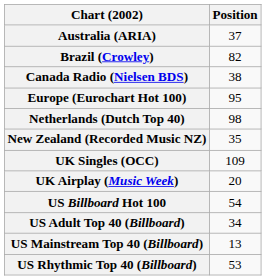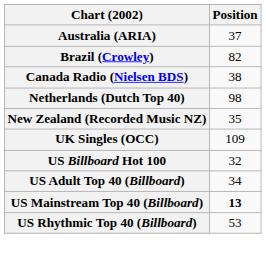- row: (107, 98)
- row: (107, 181)
(235, 202) 54 -> (235, 160) 32
(235, 243) normal -> (235, 202) bold
